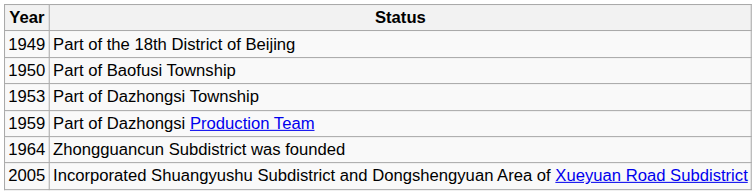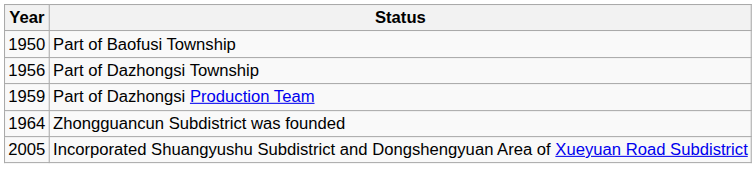- row: (174, 44)
(27, 96) 1953 -> (27, 70) 1956
